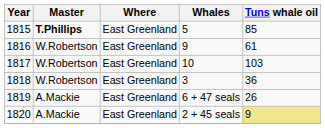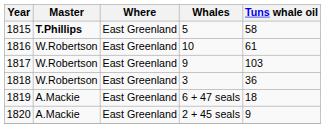(251, 30) 85 -> (251, 30) 58
(185, 47) 9 -> (188, 47) 10
(188, 64) 10 -> (185, 64) 9
(251, 98) 26 -> (251, 98) 18
(248, 115) khaki background -> (248, 115) no background
